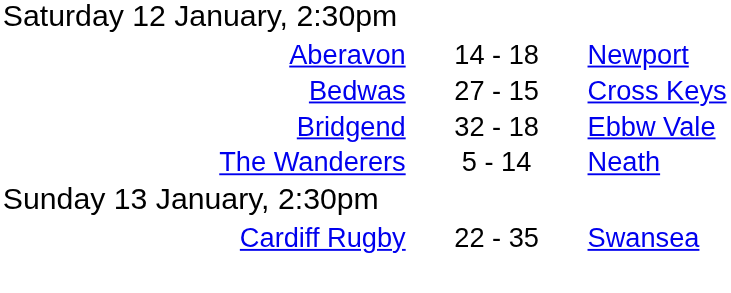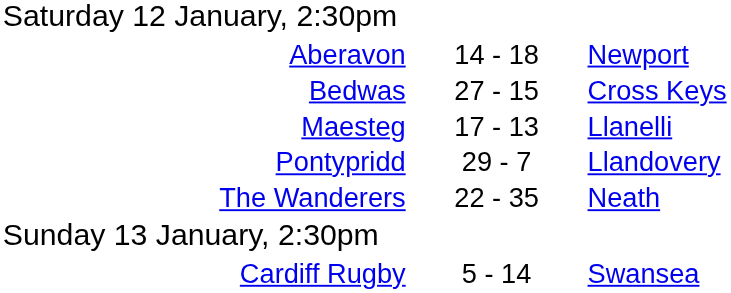- row: (351, 126)
+ row: (354, 126)
+ row: (341, 162)
(497, 162) 5 - 14 -> (497, 198) 22 - 35
(497, 238) 22 - 35 -> (497, 274) 5 - 14
